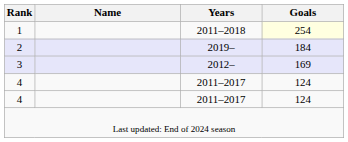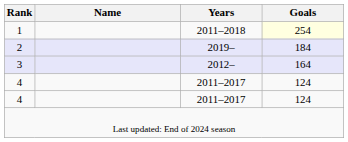(303, 64) 169 -> (303, 64) 164
